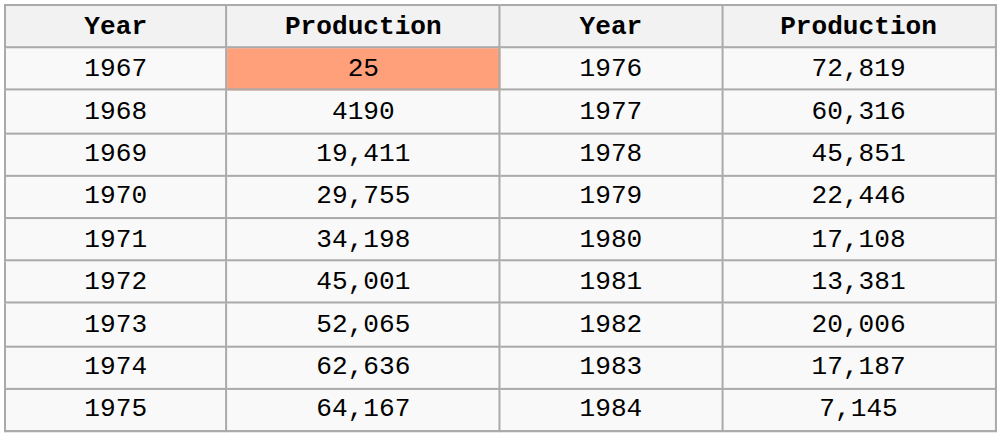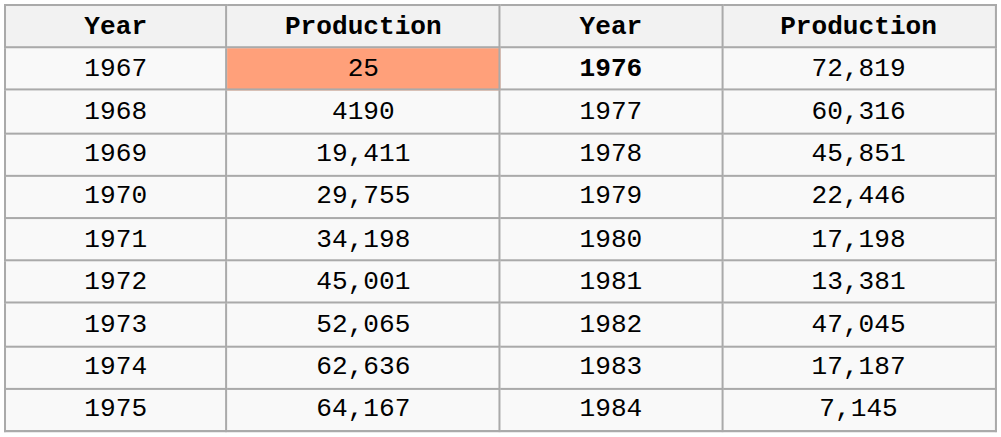(611, 69) normal -> (611, 69) bold
(859, 239) 17,108 -> (859, 239) 17,198
(859, 324) 20,006 -> (859, 324) 47,045
